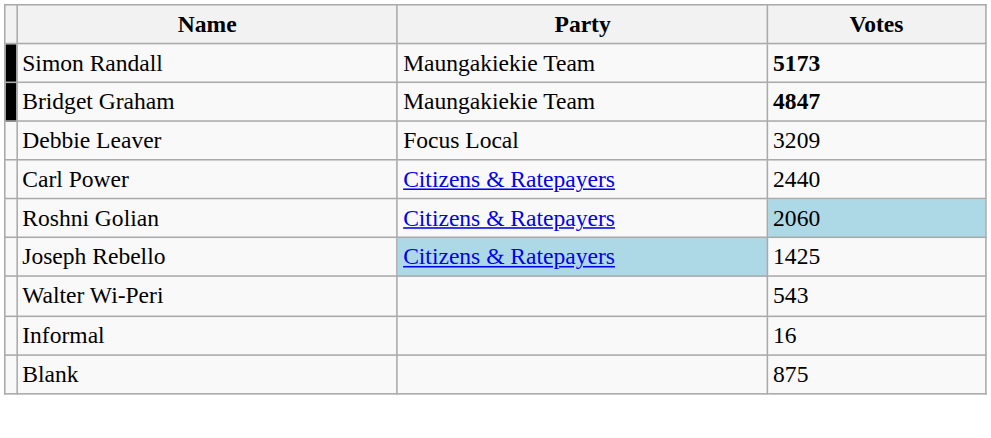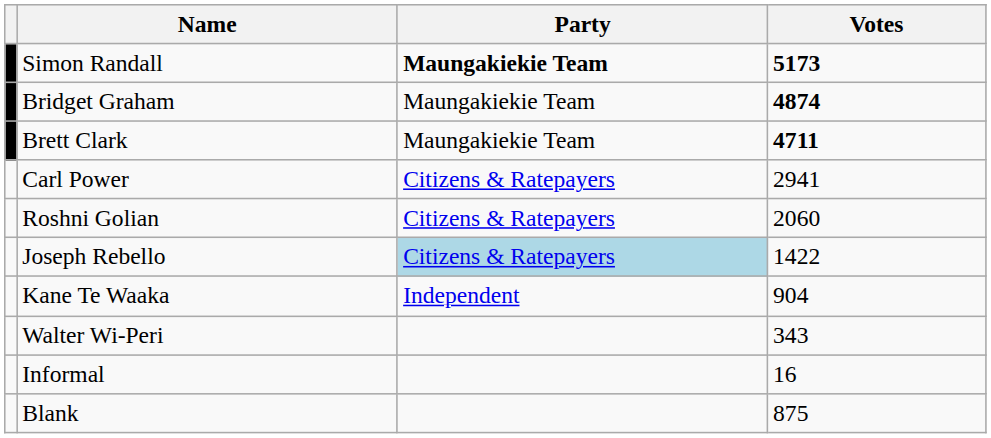(499, 62) normal -> (505, 62) bold
(797, 101) 4847 -> (797, 101) 4874
+ row: (75, 140)
- row: (92, 140)
(797, 179) 2440 -> (797, 179) 2941
(797, 218) lightblue background -> (797, 218) no background
(797, 257) 1425 -> (797, 257) 1422
+ row: (96, 296)
(791, 296) 543 -> (791, 334) 343
